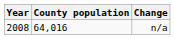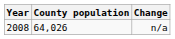(50, 27) 64,016 -> (50, 27) 64,026
